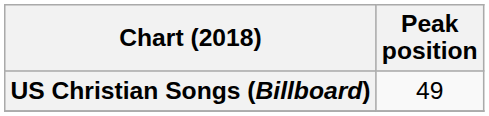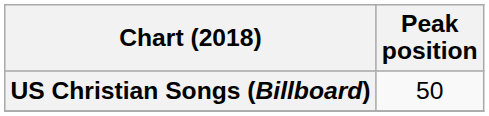(430, 90) 49 -> (430, 90) 50
